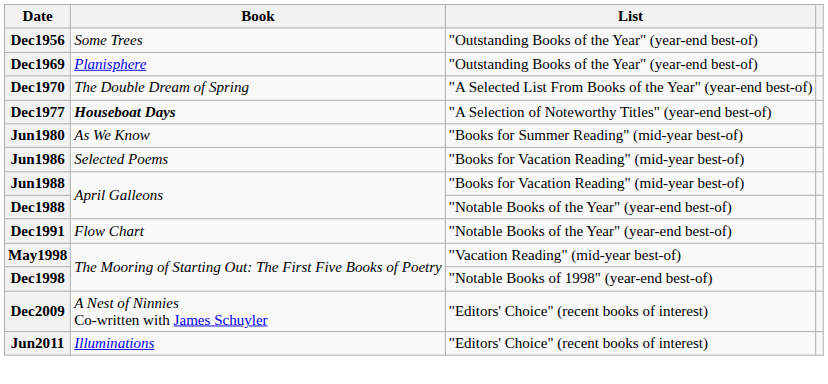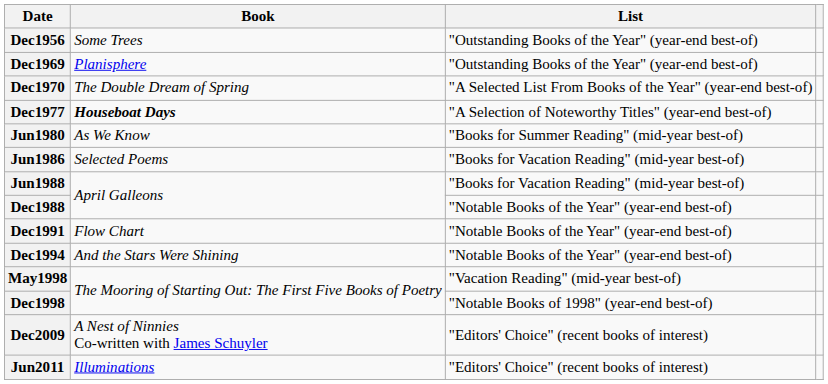+ row: (38, 254)
